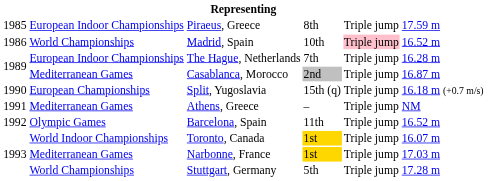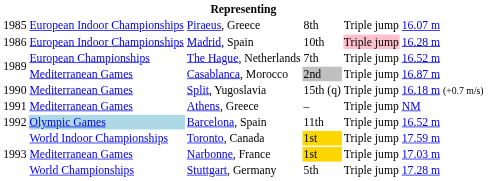(421, 25) 17.59 m -> (421, 25) 16.07 m
(82, 42) World Championships -> (107, 42) European Indoor Championships
(421, 42) 16.52 m -> (421, 42) 16.28 m
(107, 58) European Indoor Championships -> (90, 58) European Championships
(421, 58) 16.28 m -> (421, 58) 16.52 m
(90, 90) European Championships -> (81, 90) Mediterranean Games
(68, 122) no background -> (68, 122) lightblue background
(421, 138) 16.07 m -> (421, 138) 17.59 m
